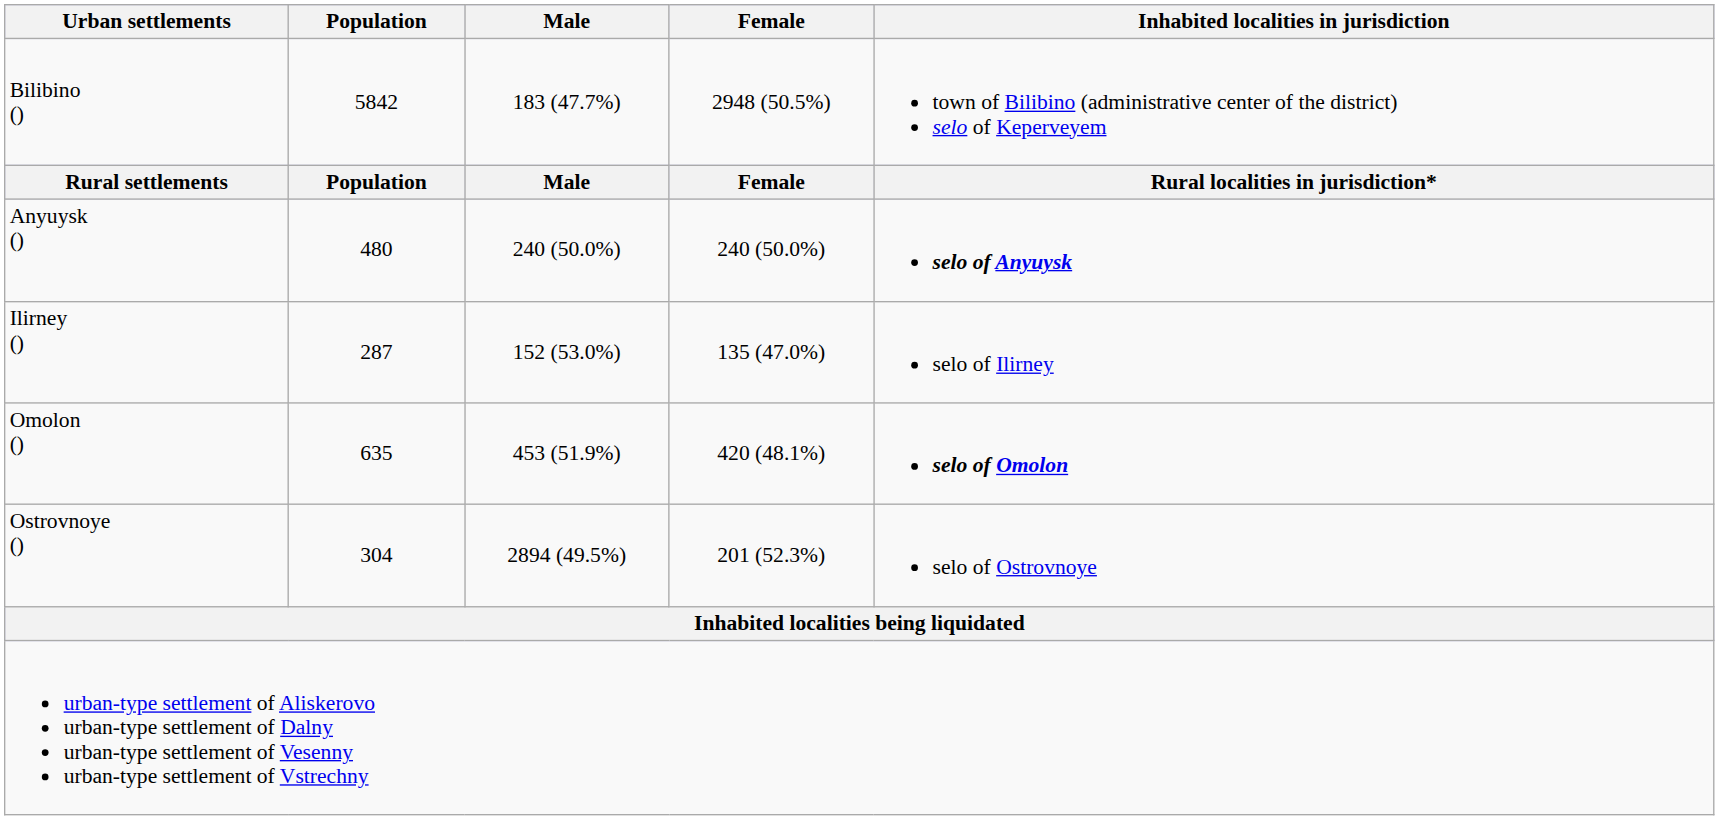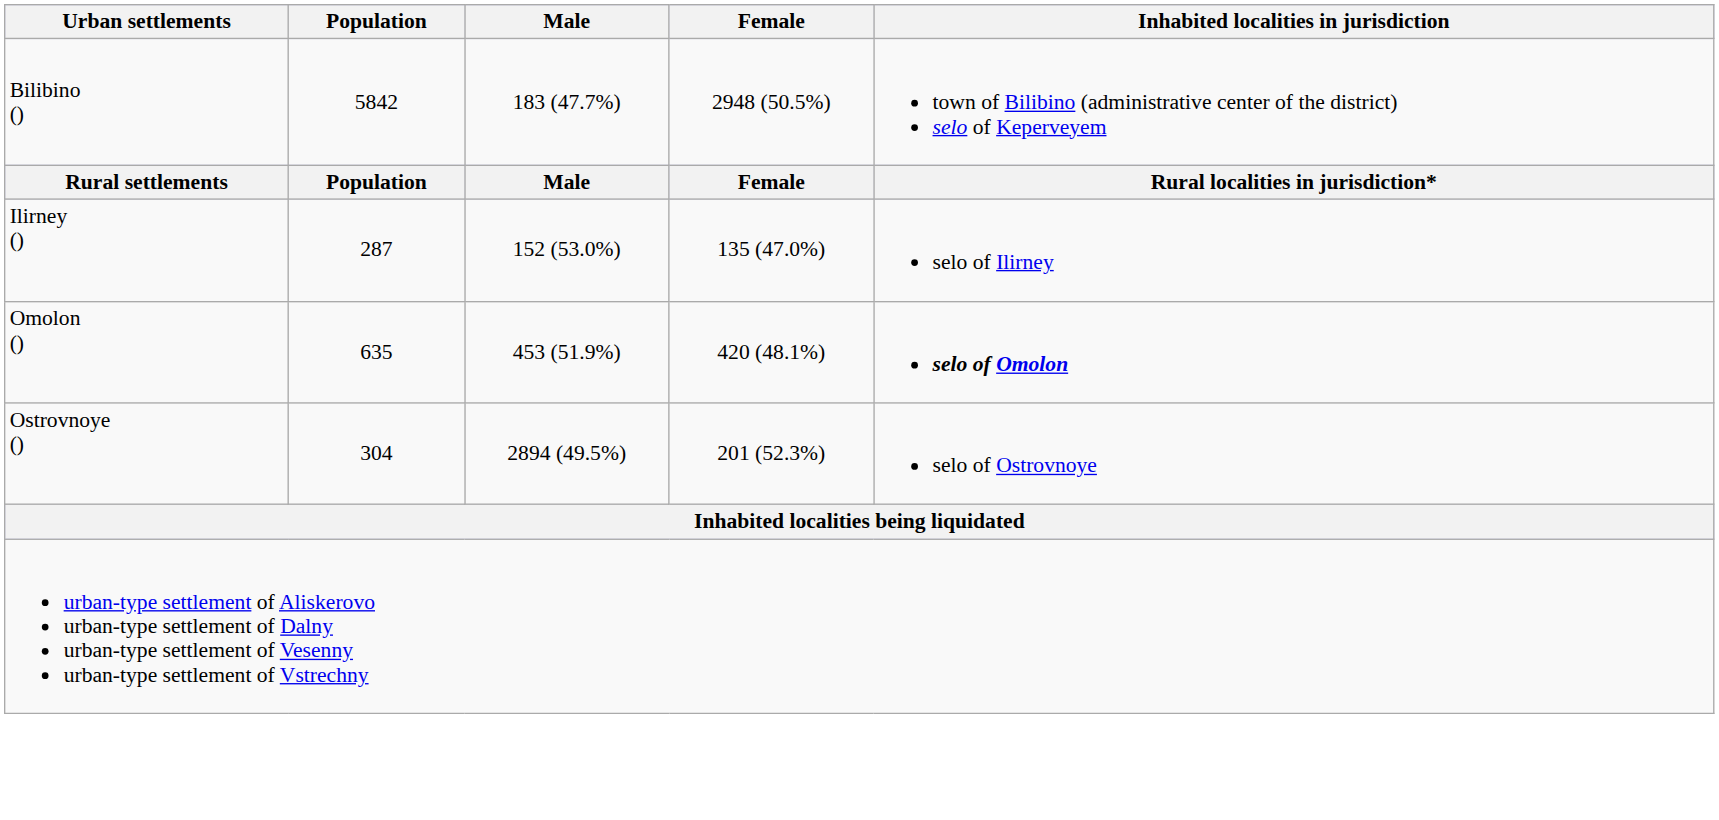- row: (49, 228)
